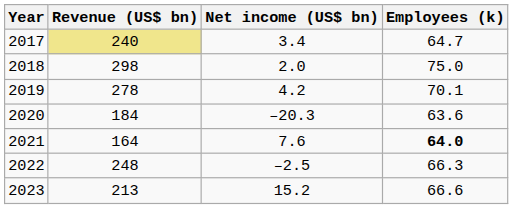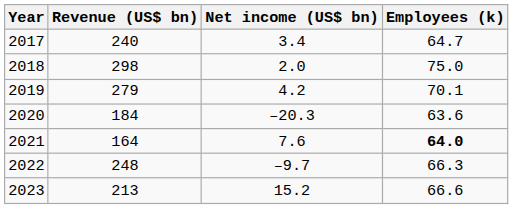(125, 42) khaki background -> (125, 42) no background
(125, 91) 278 -> (125, 91) 279
(292, 166) –2.5 -> (292, 166) –9.7
